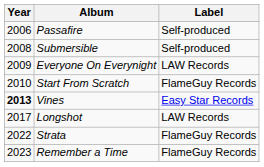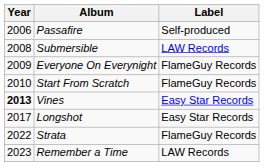(196, 48) Self-produced -> (195, 48) LAW Records
(195, 65) LAW Records -> (209, 65) FlameGuy Records
(195, 118) LAW Records -> (207, 118) Easy Star Records
(209, 153) FlameGuy Records -> (195, 153) LAW Records
